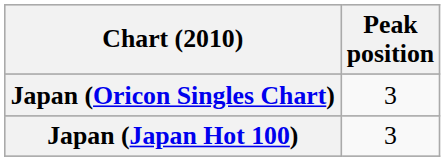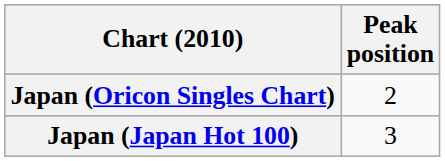(390, 94) 3 -> (390, 94) 2
